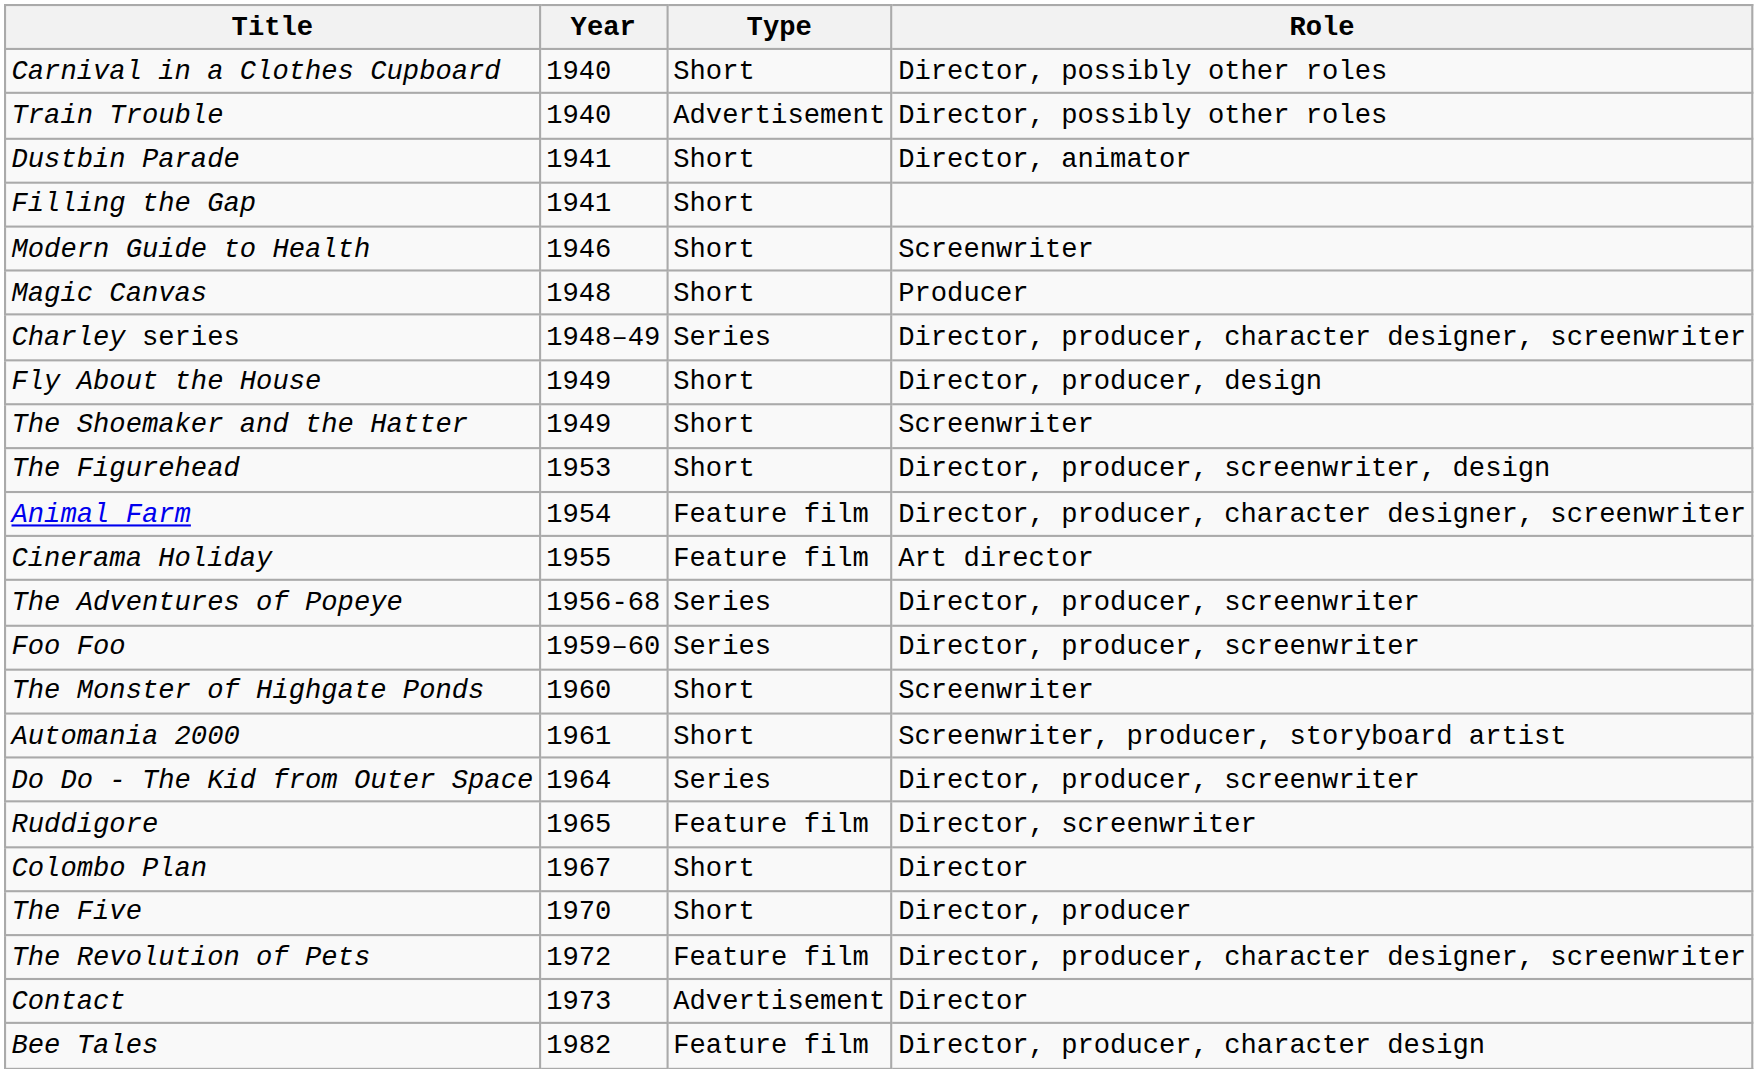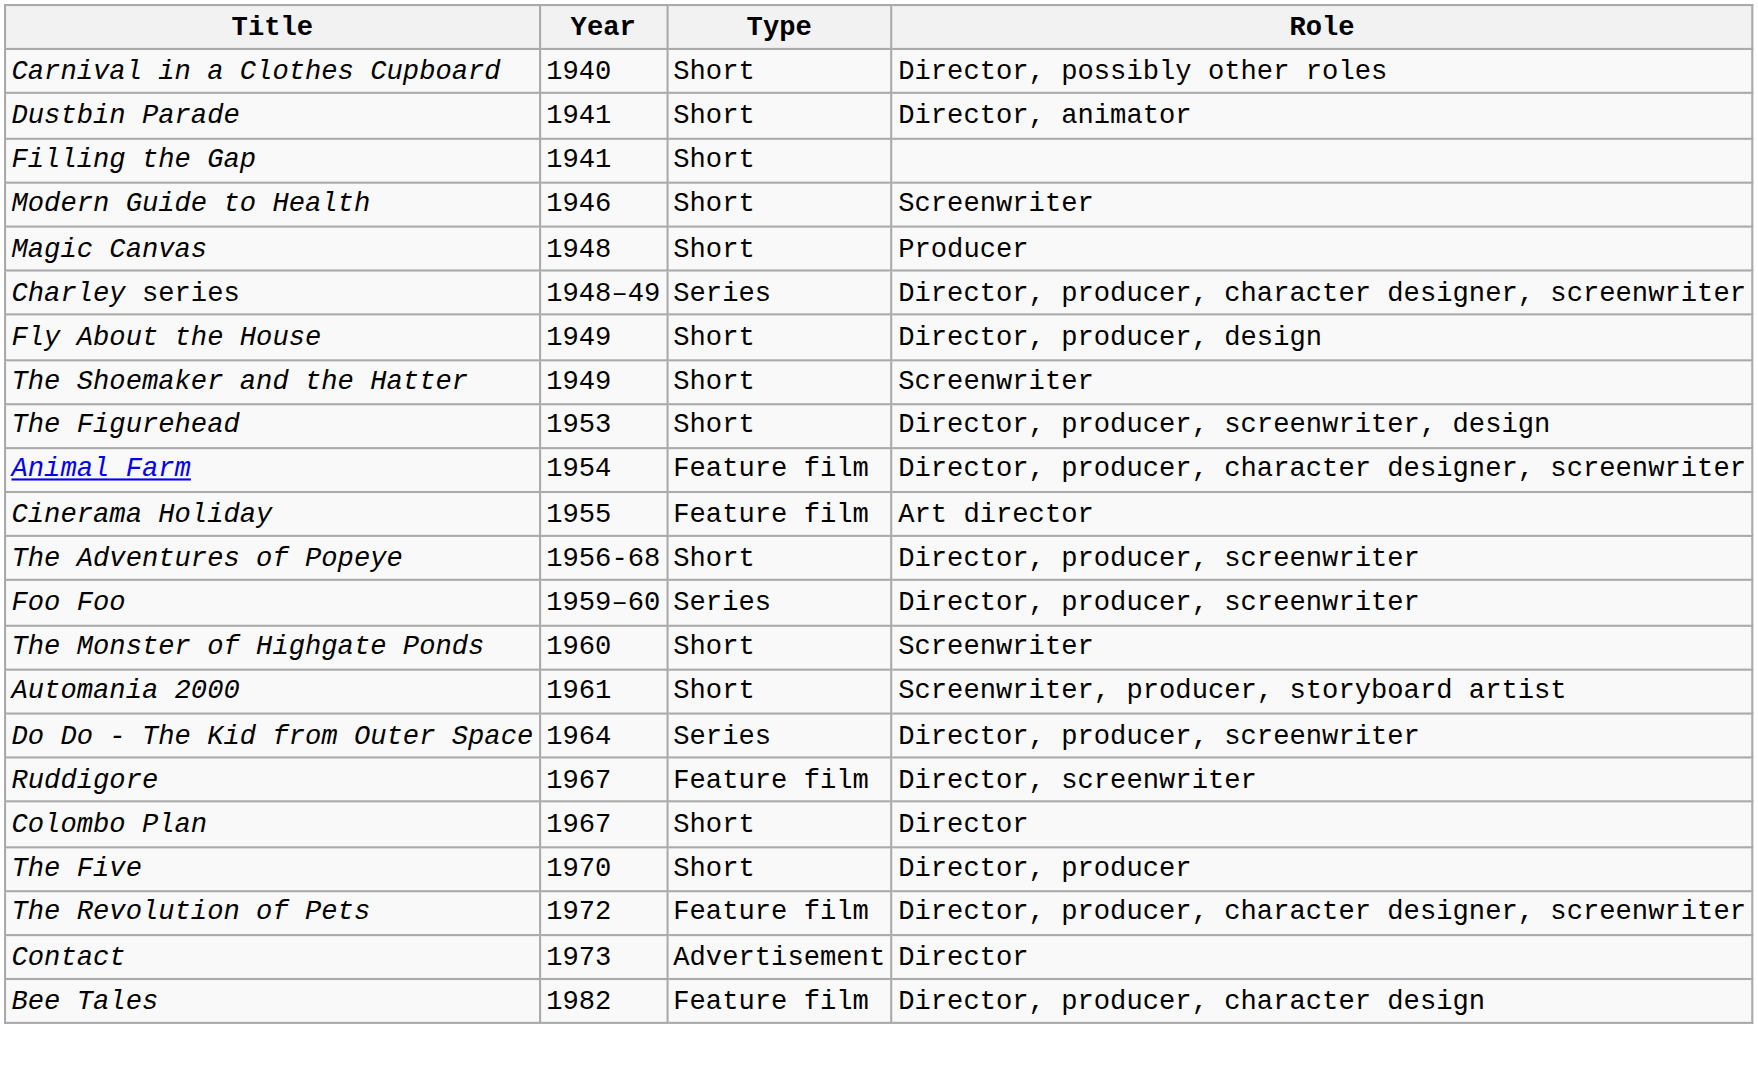- row: (117, 116)
(722, 603) Series -> (714, 559) Short
(579, 824) 1965 -> (579, 780) 1967
